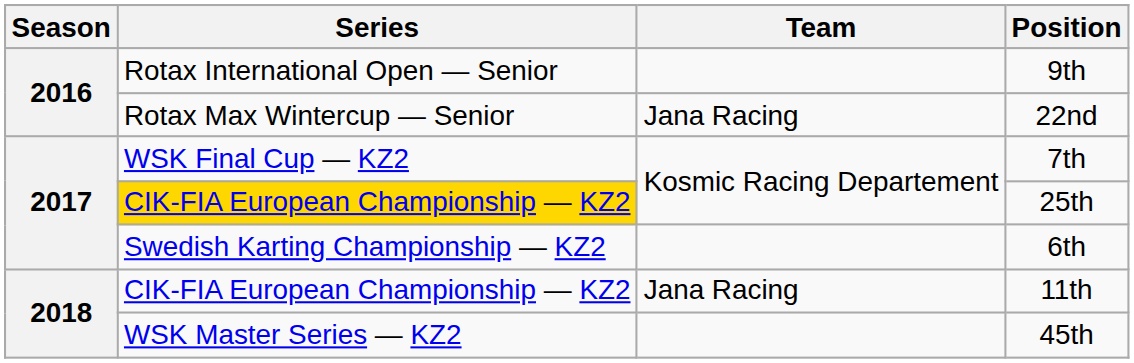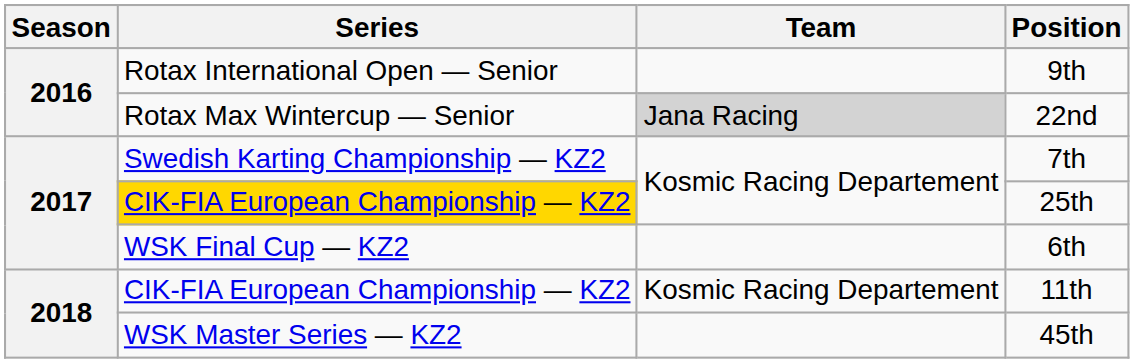(721, 114) no background -> (721, 114) lightgrey background
(266, 158) WSK Final Cup — KZ2 -> (365, 158) Swedish Karting Championship — KZ2
(365, 246) Swedish Karting Championship — KZ2 -> (266, 246) WSK Final Cup — KZ2
(721, 290) Jana Racing -> (821, 290) Kosmic Racing Departement
